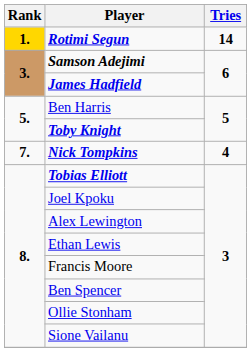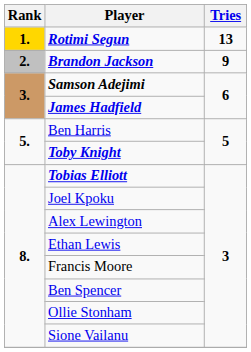(226, 38) 14 -> (226, 38) 13
+ row: (101, 61)
- row: (93, 152)
